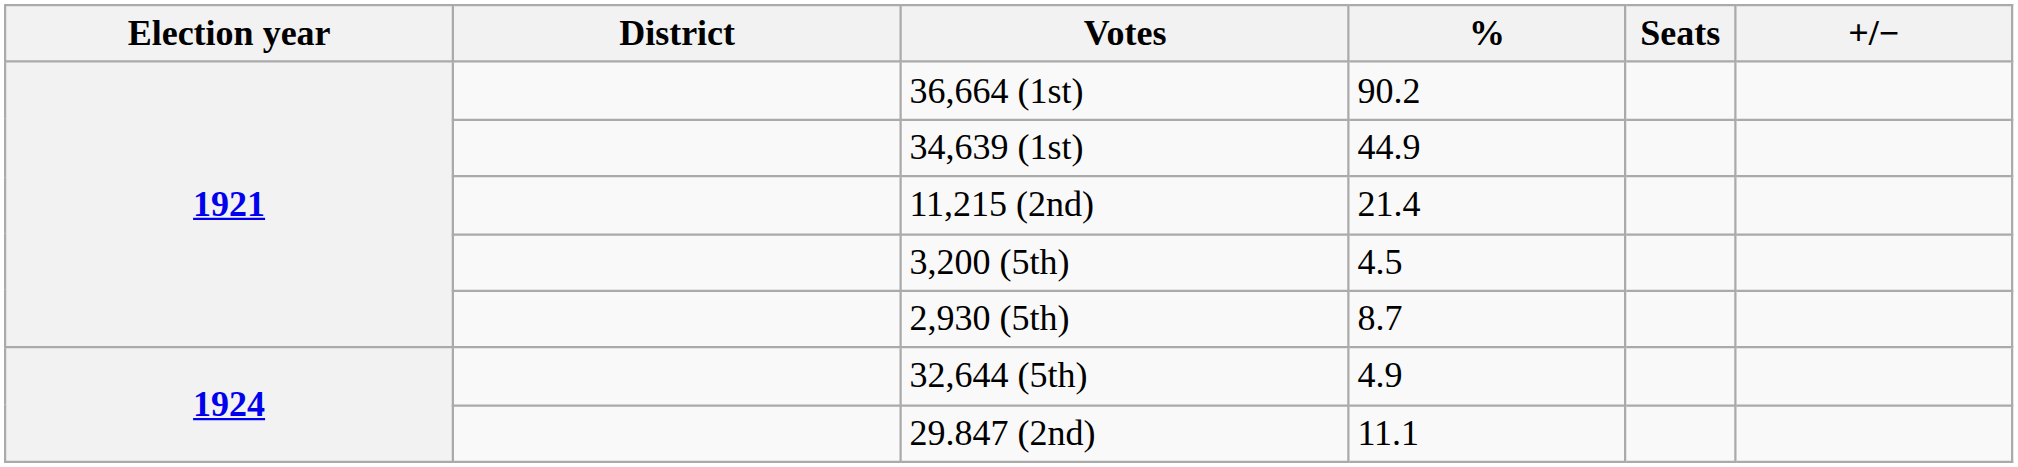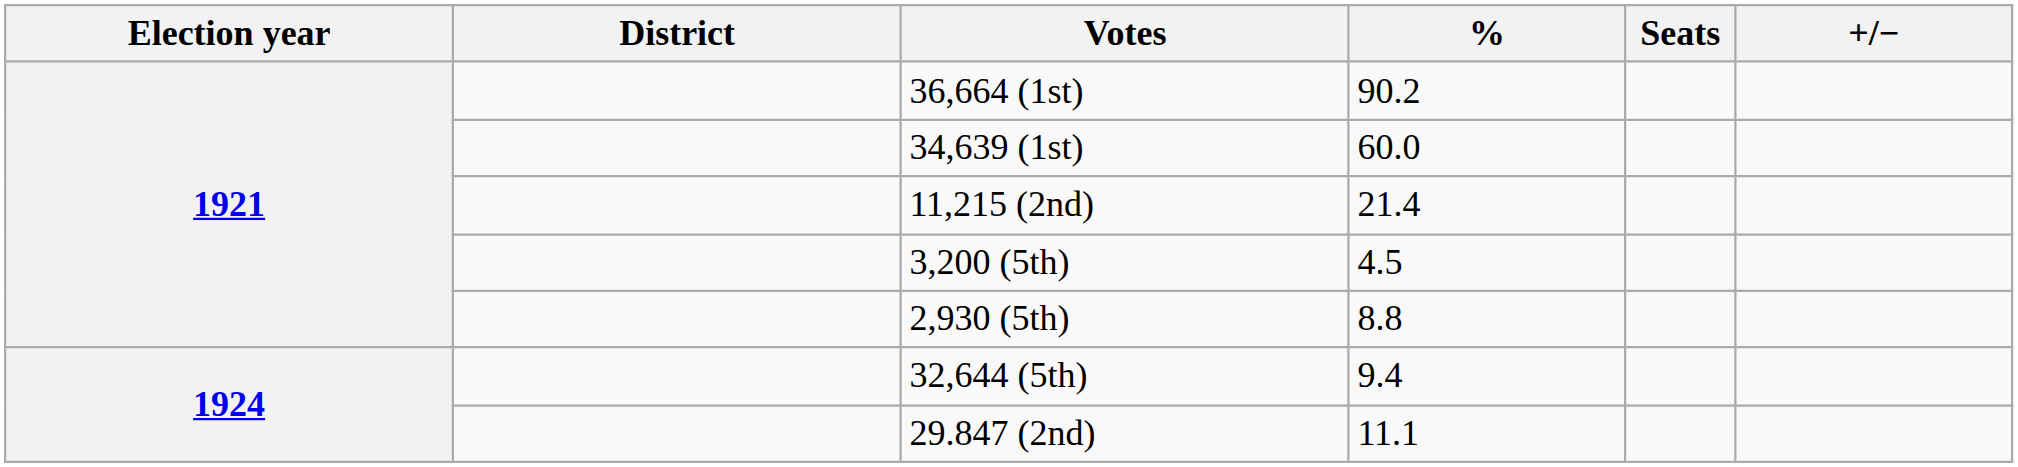(1389, 147) 44.9 -> (1389, 147) 60.0
(1380, 318) 8.7 -> (1380, 318) 8.8
(1380, 375) 4.9 -> (1380, 375) 9.4
